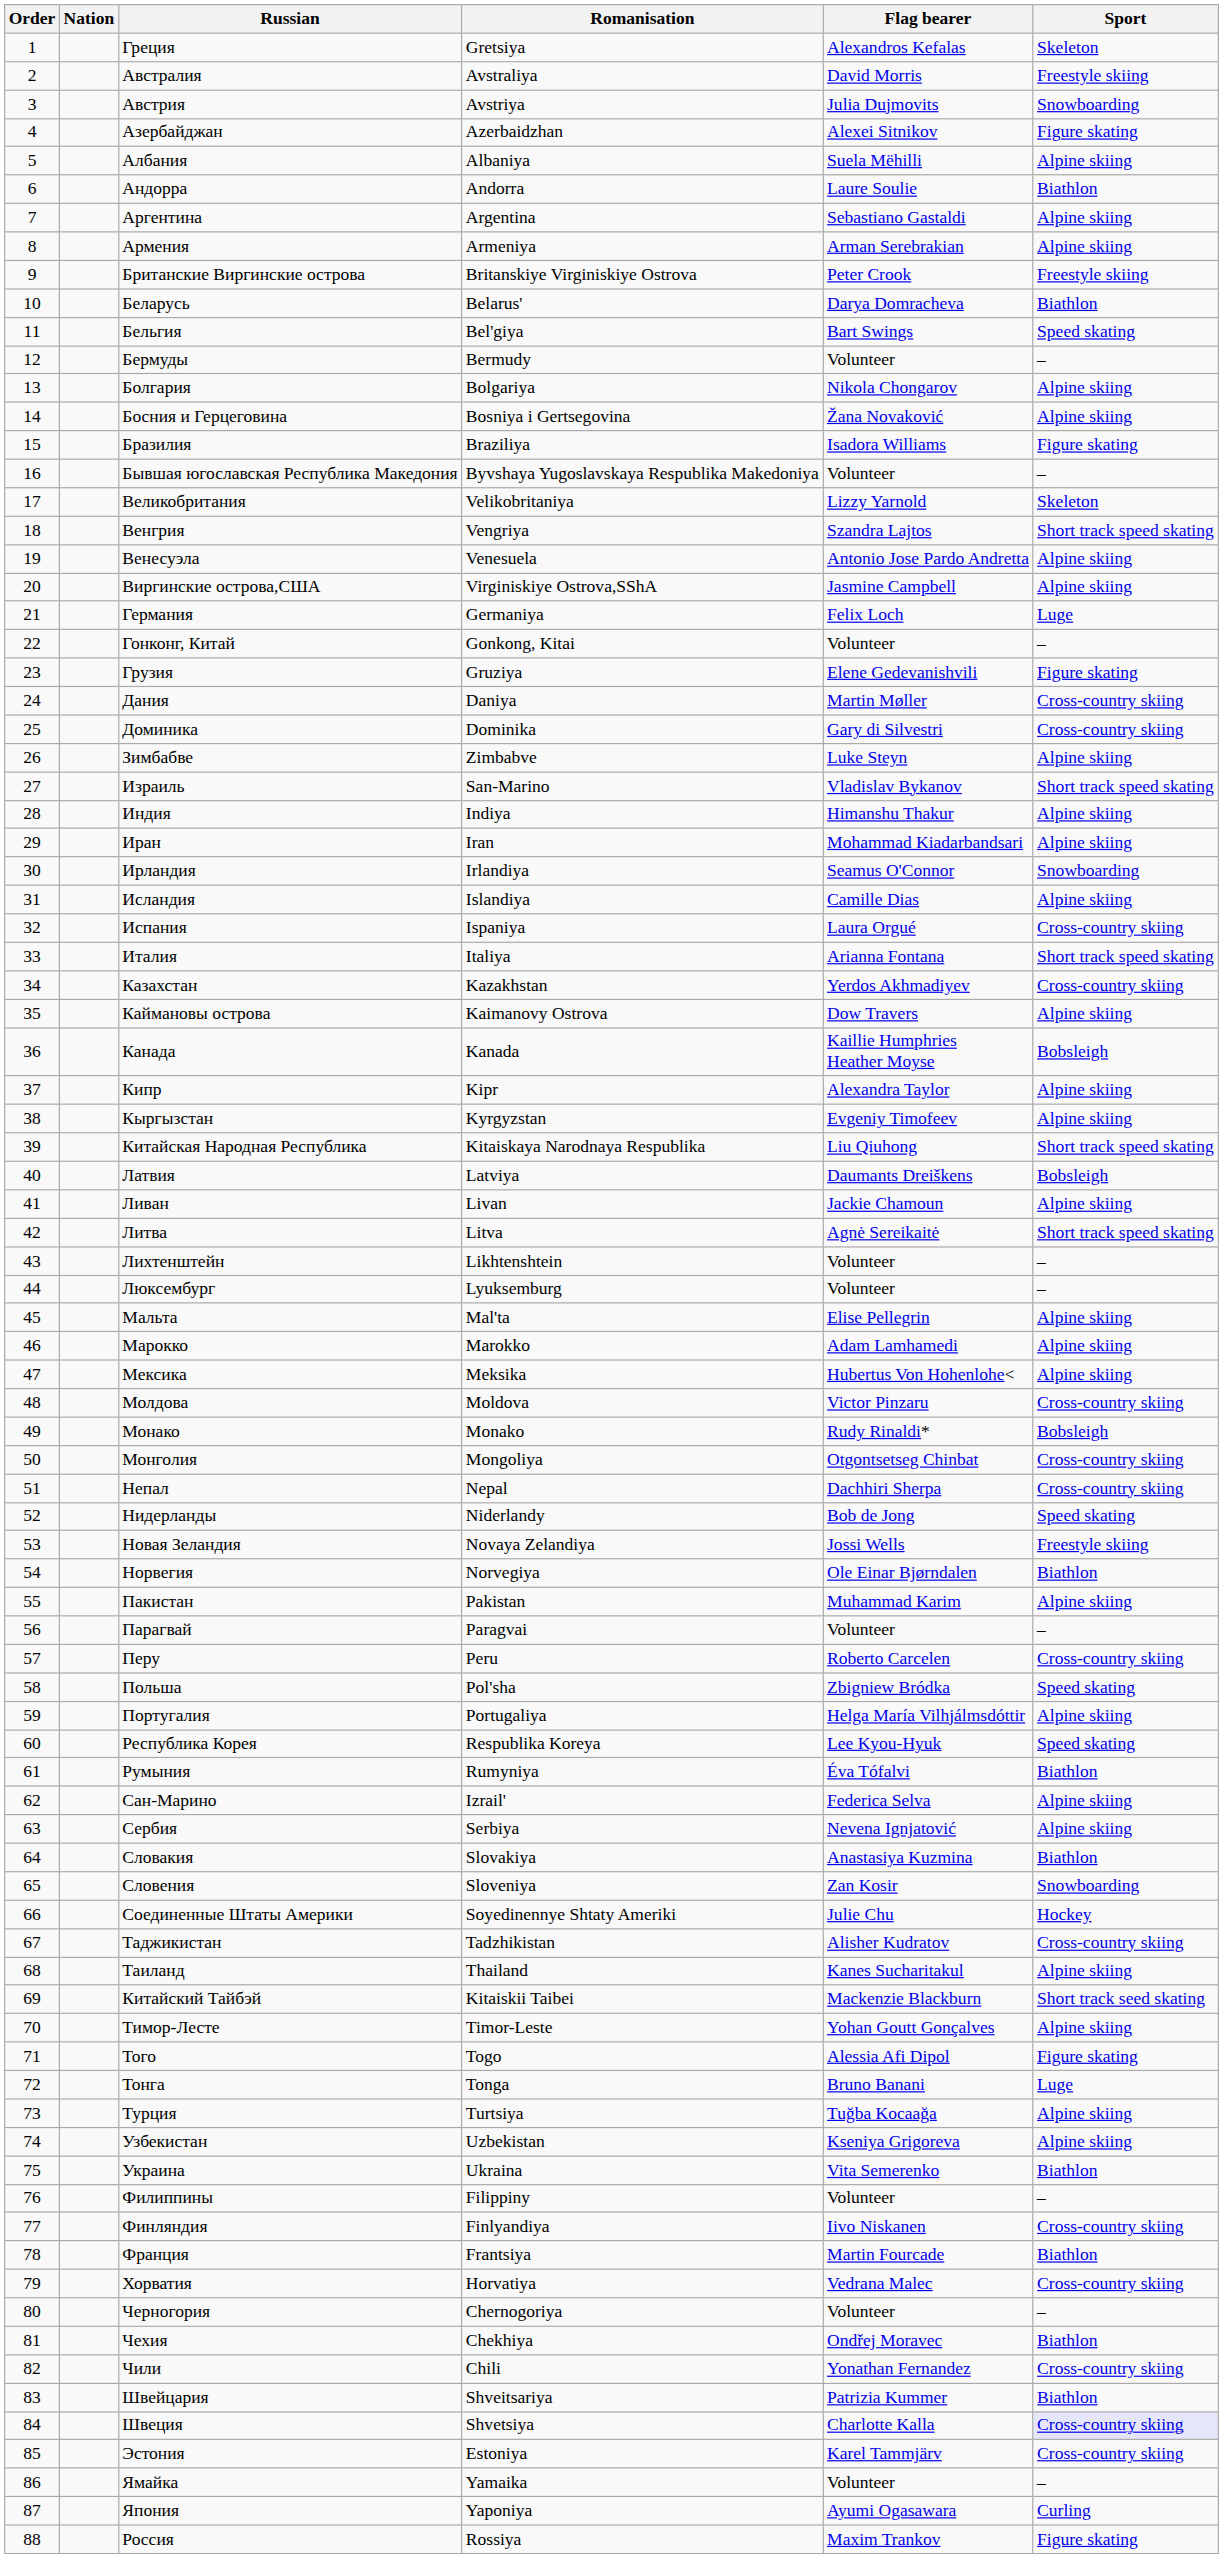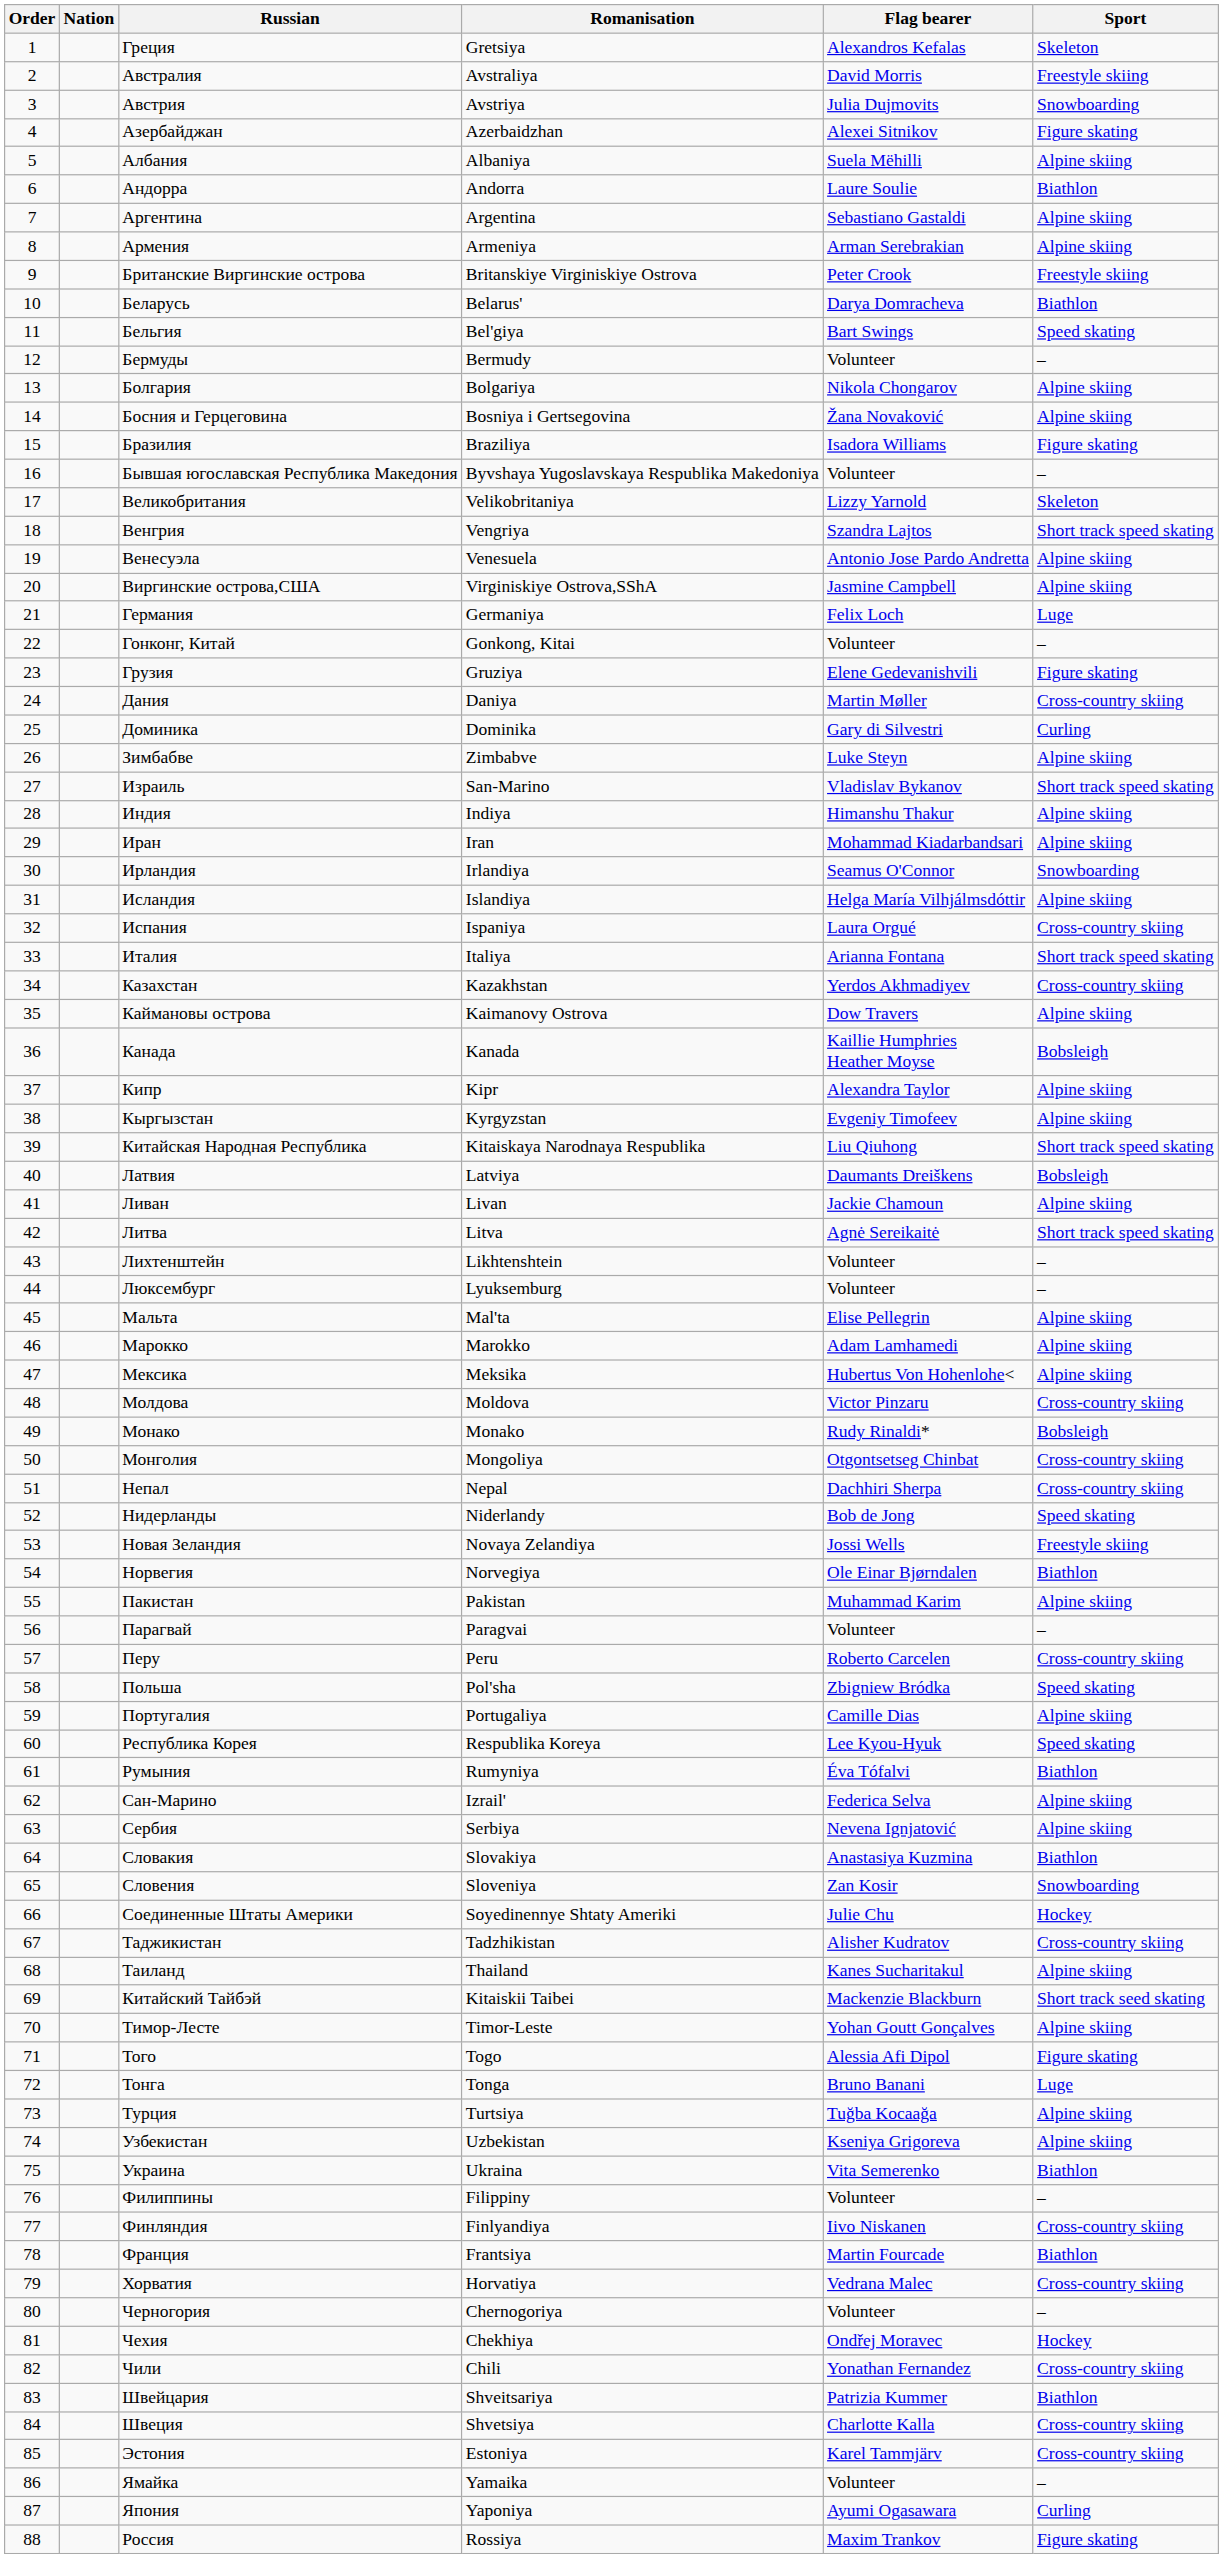(1110, 728) Cross-country skiing -> (1064, 728) Curling
(873, 899) Camille Dias -> (926, 899) Helga María Vilhjálmsdóttir
(926, 1714) Helga María Vilhjálmsdóttir -> (873, 1714) Camille Dias
(1067, 2339) Biathlon -> (1064, 2339) Hockey
(1110, 2425) lavender background -> (1110, 2425) no background
